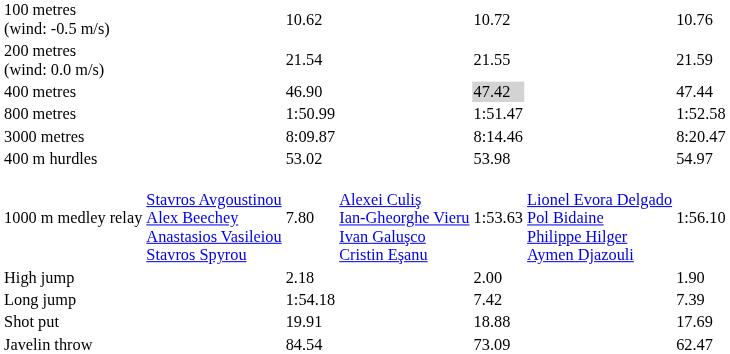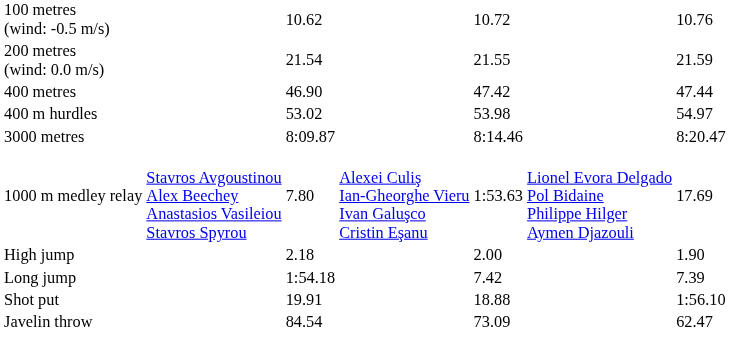(492, 91) lightgrey background -> (492, 91) no background
- row: (40, 114)
rows swapped: (44, 136) <-> (51, 159)
(701, 218) 1:56.10 -> (695, 195) 17.69
(695, 322) 17.69 -> (701, 299) 1:56.10
